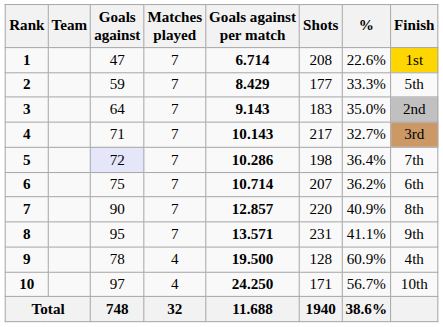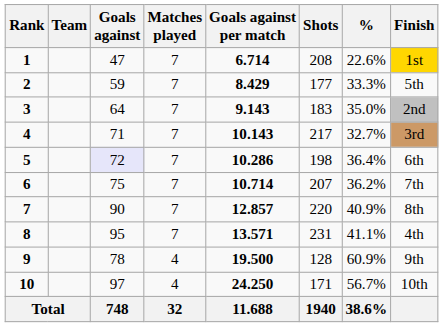(414, 159) 7th -> (414, 159) 6th
(414, 184) 6th -> (414, 184) 7th
(414, 234) 9th -> (414, 234) 4th
(414, 259) 4th -> (414, 259) 9th
